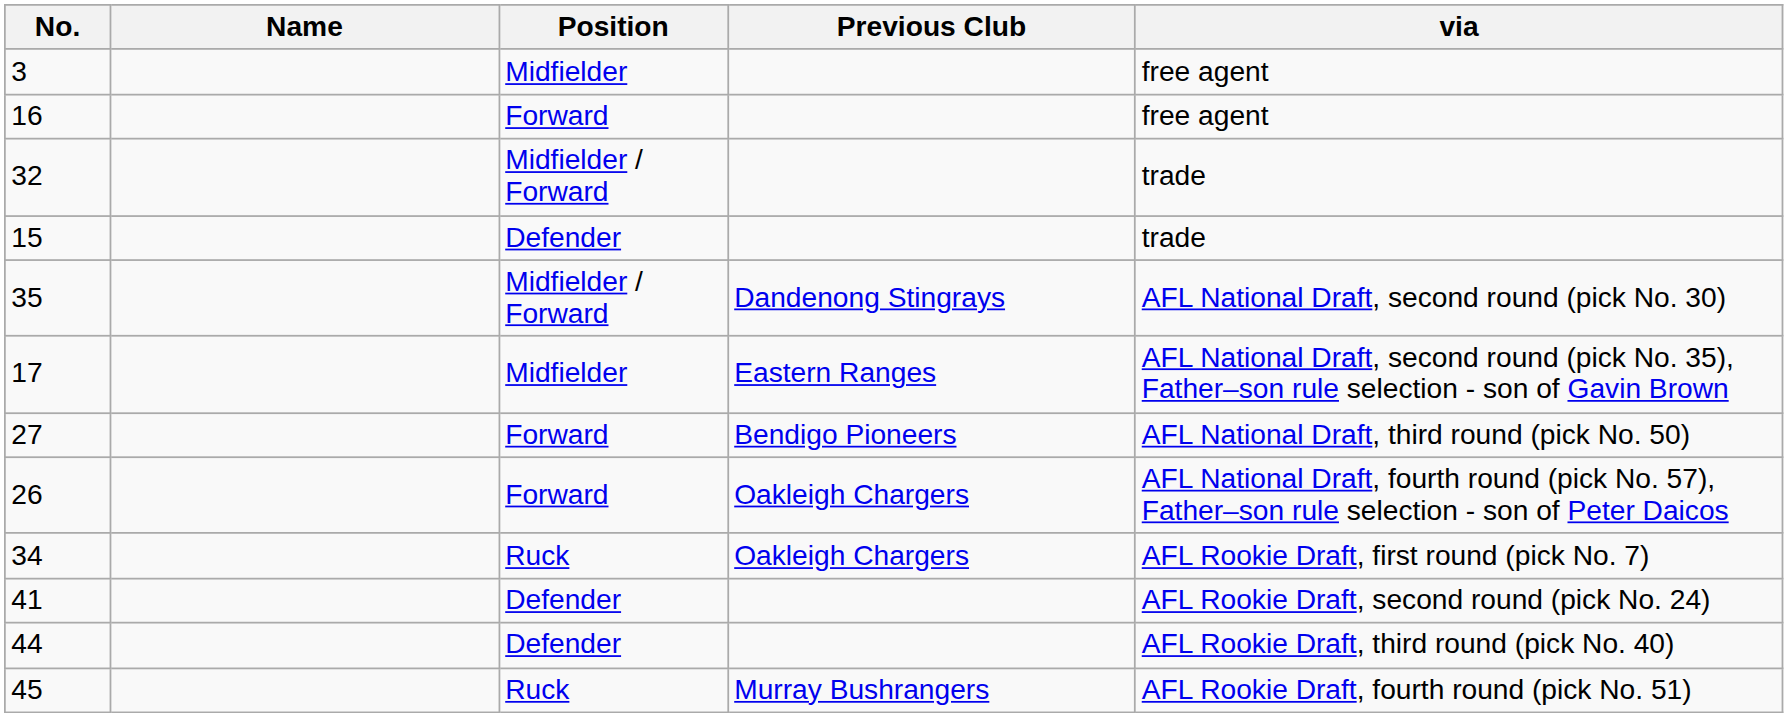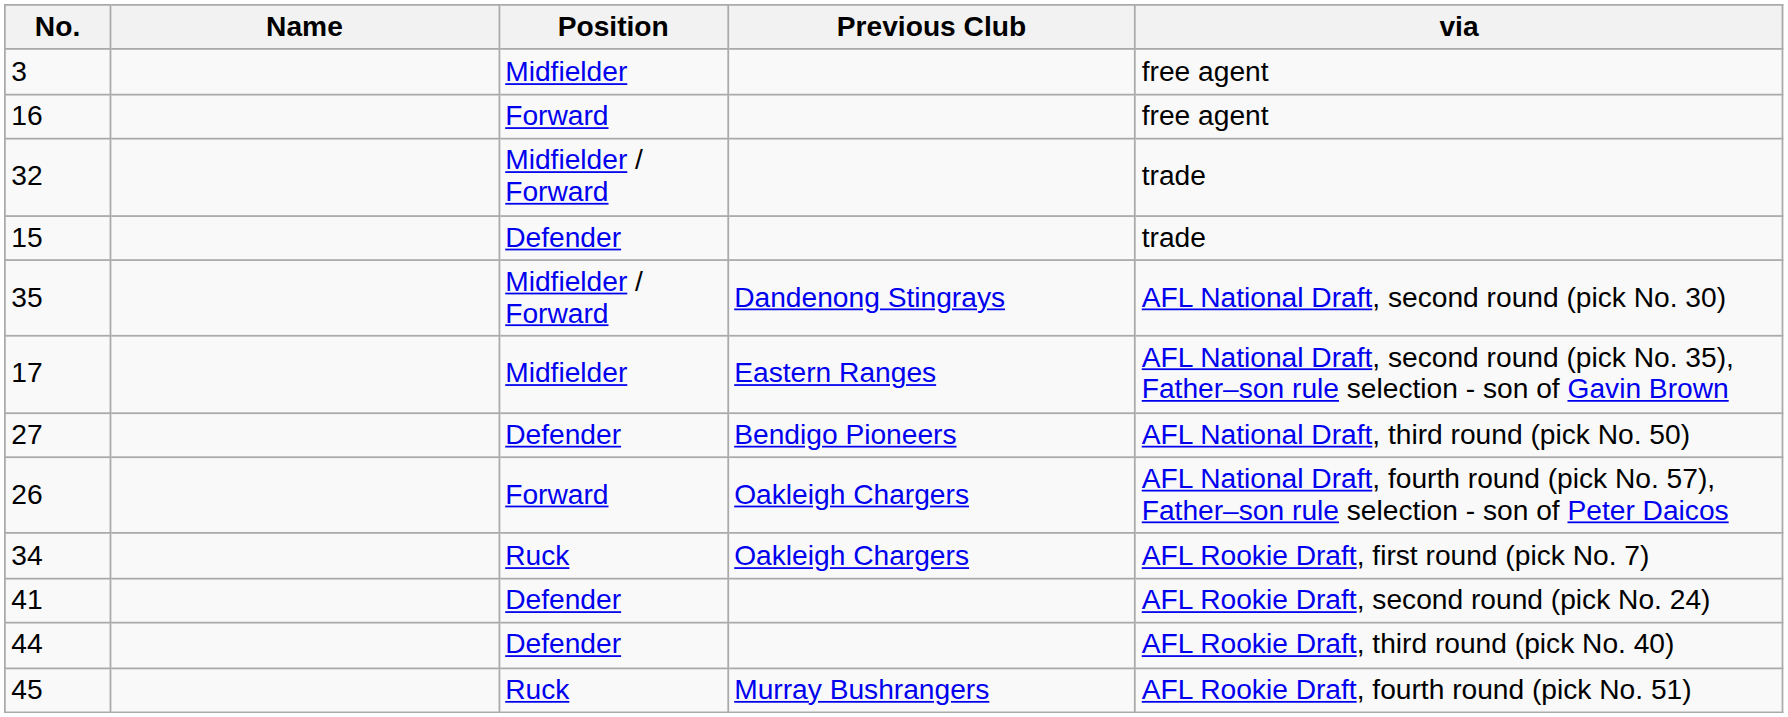(557, 434) Forward -> (563, 434) Defender
